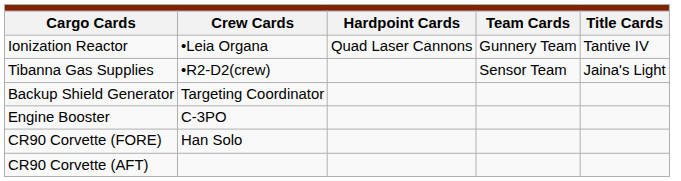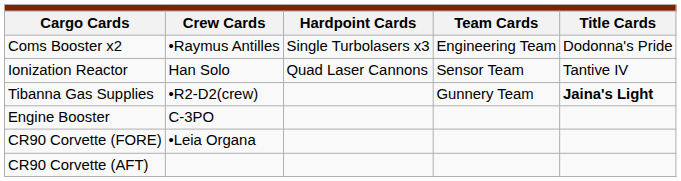+ row: (65, 46)
(225, 46) •Leia Organa -> (199, 70) Han Solo
(528, 46) Gunnery Team -> (480, 70) Sensor Team
(523, 70) Sensor Team -> (485, 93) Gunnery Team
(625, 70) normal -> (608, 93) bold
- row: (91, 93)
(212, 141) Han Solo -> (212, 141) •Leia Organa
